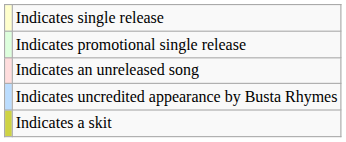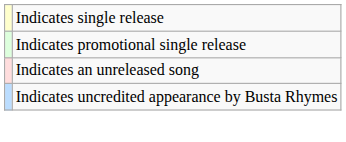- row: (64, 123)
